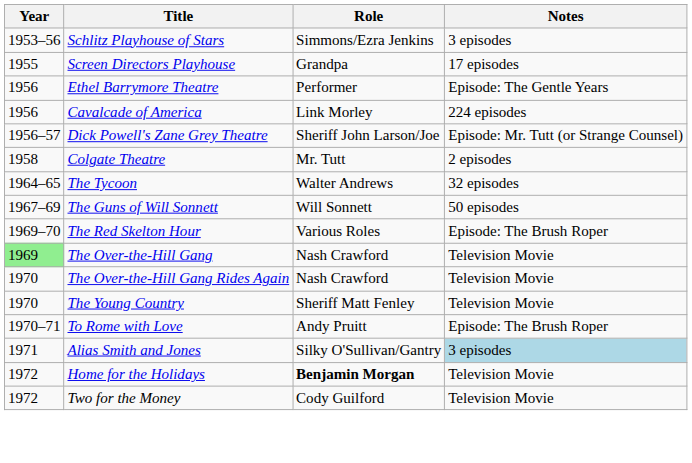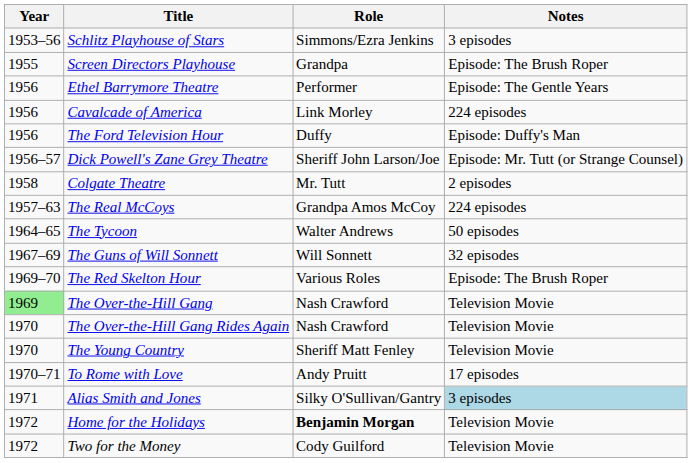(483, 64) 17 episodes -> (528, 64) Episode: The Brush Roper
+ row: (145, 135)
+ row: (121, 207)
(483, 183) 32 episodes -> (483, 231) 50 episodes
(483, 207) 50 episodes -> (483, 254) 32 episodes
(528, 326) Episode: The Brush Roper -> (483, 374) 17 episodes
